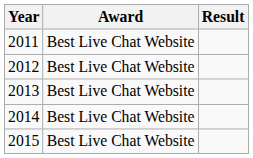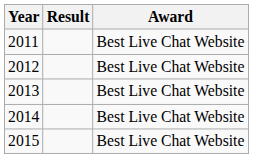columns swapped: (223, 16) <-> (121, 16)
